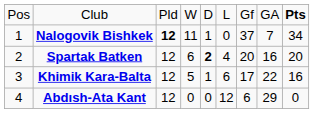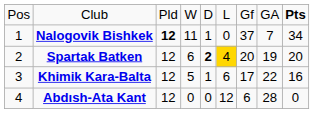(226, 56) no background -> (226, 56) gold background
(270, 56) 16 -> (270, 56) 19
(270, 98) 29 -> (270, 98) 28
